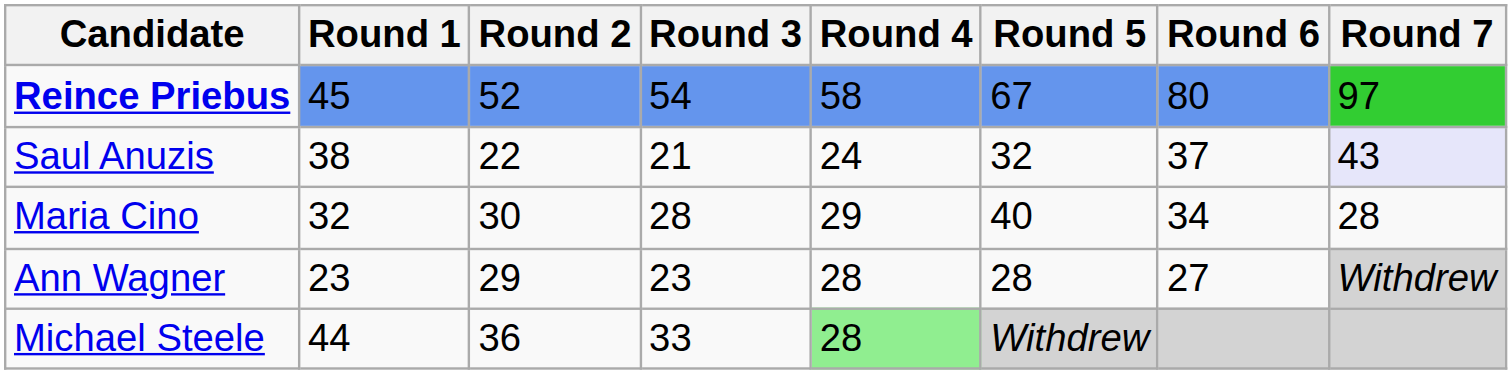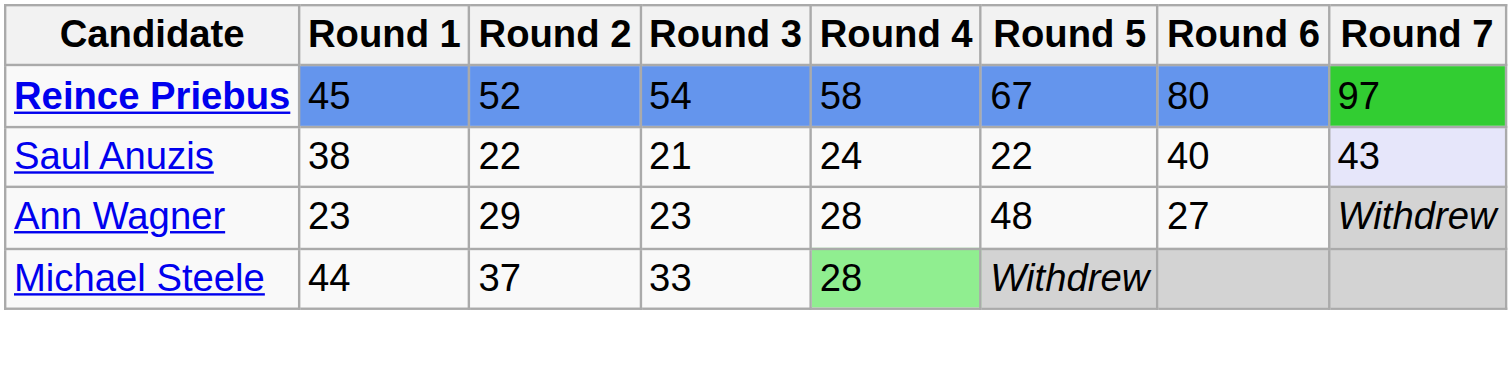(1012, 156) 32 -> (1012, 156) 22
(1188, 156) 37 -> (1188, 156) 40
- row: (106, 216)
(1012, 277) 28 -> (1012, 216) 48
(500, 338) 36 -> (500, 277) 37
